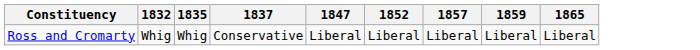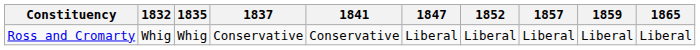+ column: (354, 15)
